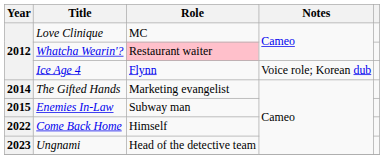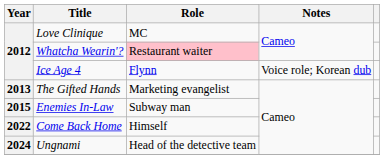(19, 88) 2014 -> (19, 88) 2013
(19, 145) 2023 -> (19, 145) 2024
